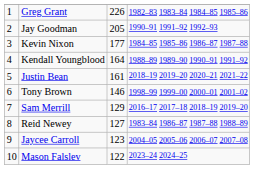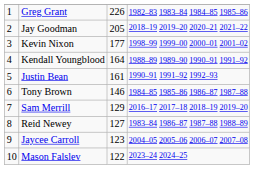(173, 28) 1990–91 1991–92 1992–93 -> (188, 28) 2018–19 2019–20 2020–21 2021–22
(188, 44) 1984–85 1985–86 1986–87 1987–88 -> (188, 44) 1998–99 1999–00 2000–01 2001–02
(188, 76) 2018–19 2019–20 2020–21 2021–22 -> (173, 76) 1990–91 1991–92 1992–93
(188, 92) 1998–99 1999–00 2000–01 2001–02 -> (188, 92) 1984–85 1985–86 1986–87 1987–88
